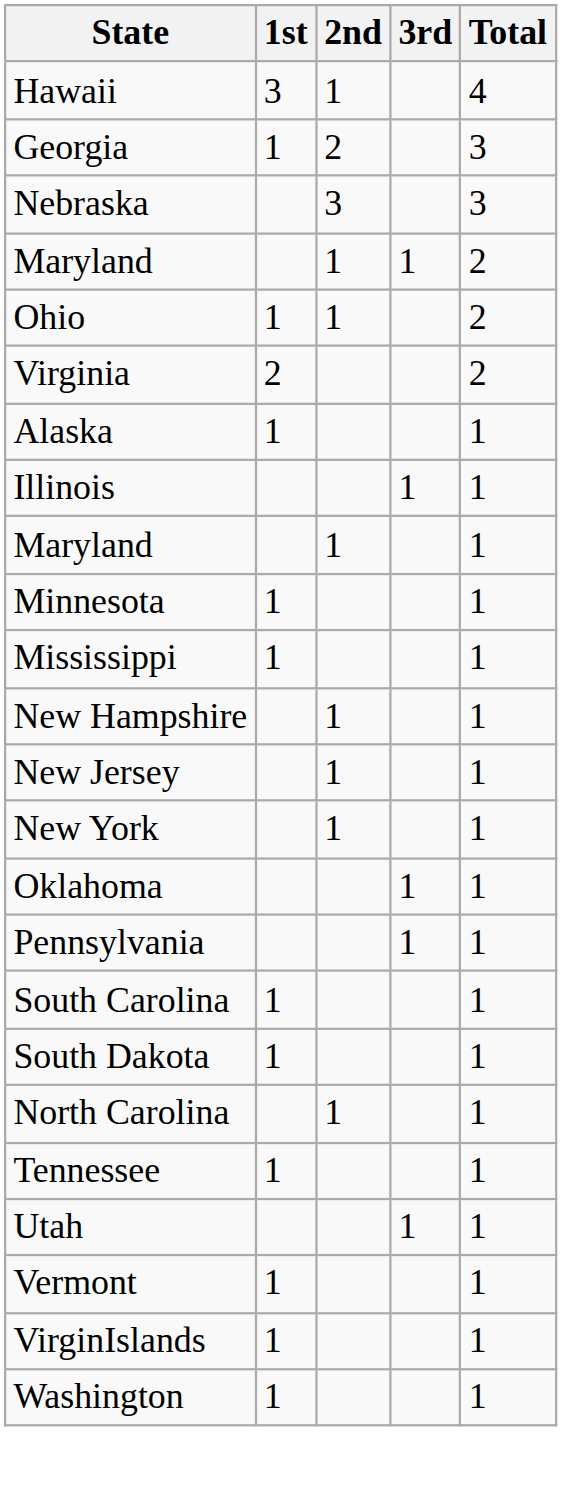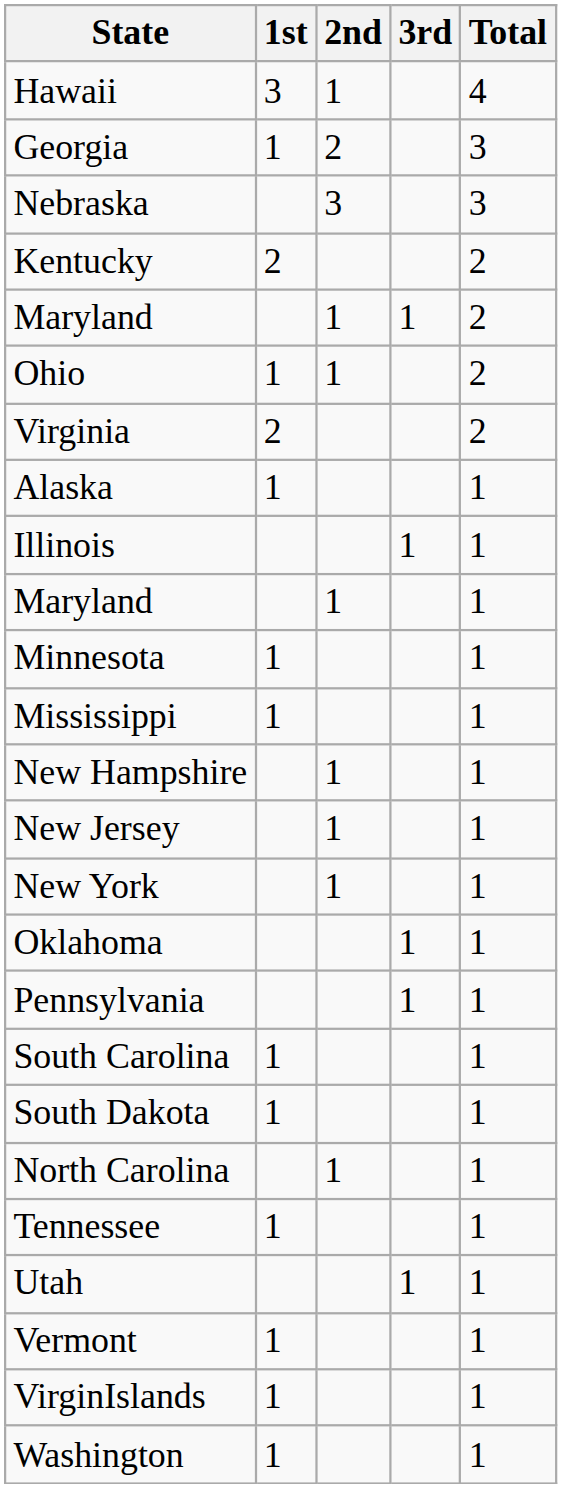+ row: (83, 260)
